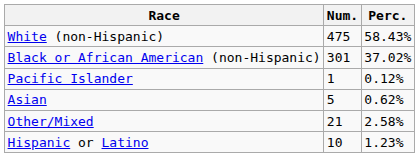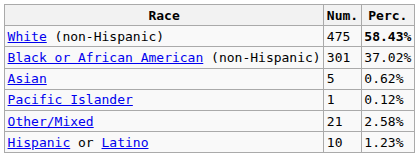(388, 36) normal -> (388, 36) bold
rows swapped: (27, 100) <-> (70, 79)
